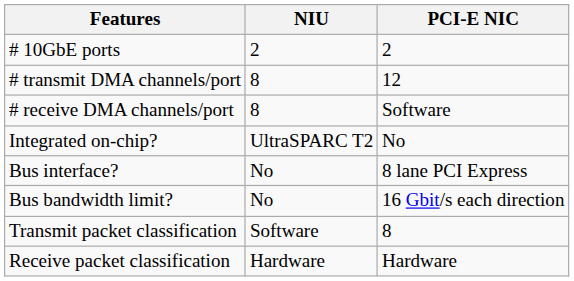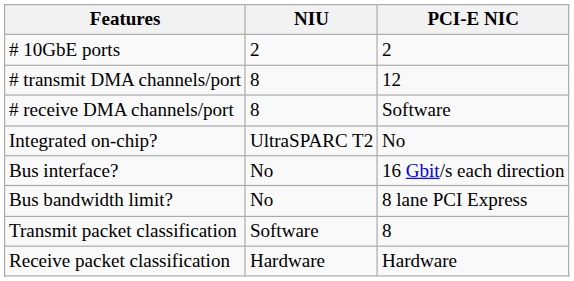(455, 170) 8 lane PCI Express -> (473, 170) 16 Gbit/s each direction
(473, 200) 16 Gbit/s each direction -> (455, 200) 8 lane PCI Express
